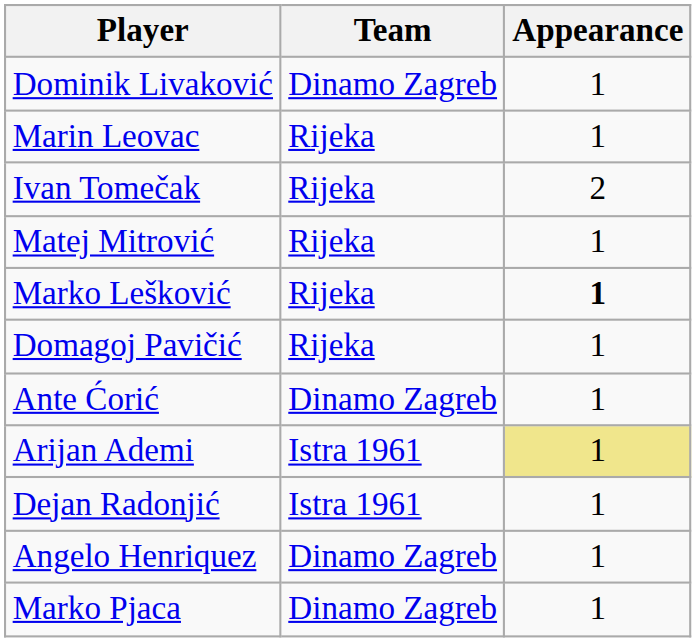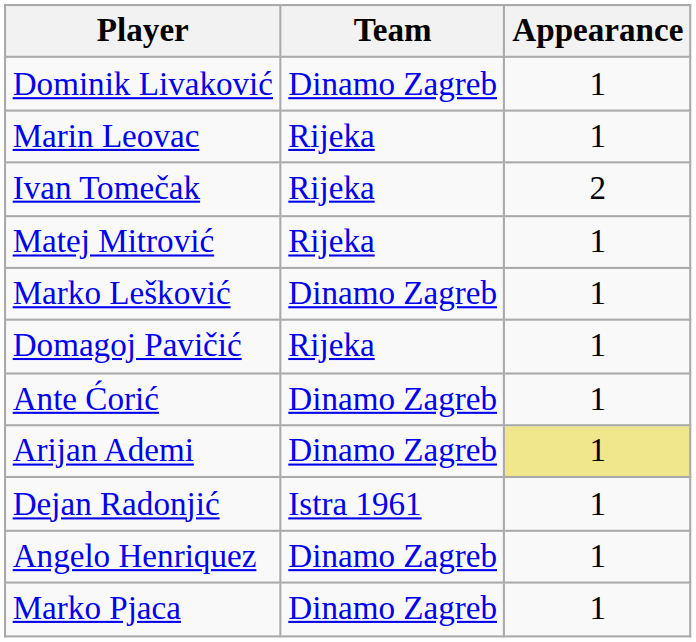(331, 293) Rijeka -> (393, 293) Dinamo Zagreb
(598, 293) bold -> (598, 293) normal
(355, 450) Istra 1961 -> (393, 450) Dinamo Zagreb
